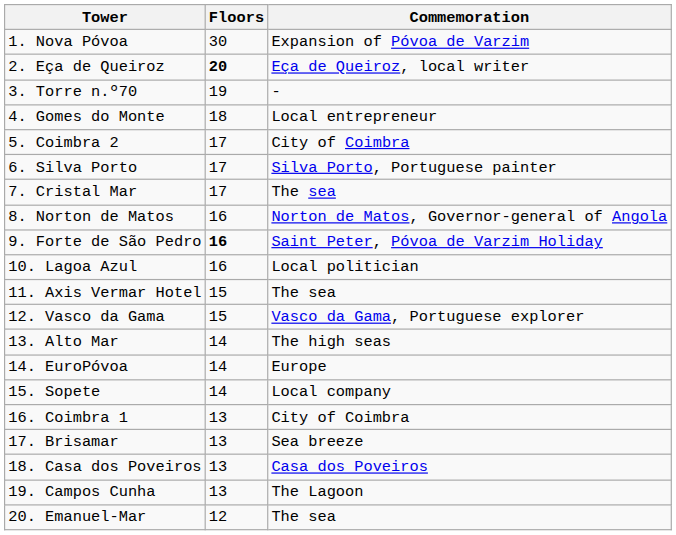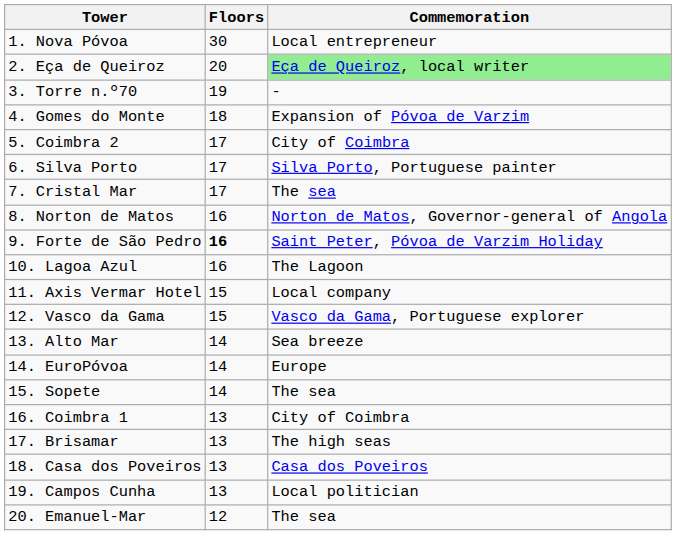(400, 42) Expansion of Póvoa de Varzim -> (354, 42) Local entrepreneur
(218, 67) bold -> (218, 67) normal
(400, 67) no background -> (400, 67) lightgreen background
(354, 117) Local entrepreneur -> (400, 117) Expansion of Póvoa de Varzim
(345, 267) Local politician -> (317, 267) The Lagoon
(304, 292) The sea -> (331, 292) Local company
(331, 342) The high seas -> (317, 342) Sea breeze
(331, 392) Local company -> (304, 392) The sea
(317, 442) Sea breeze -> (331, 442) The high seas
(317, 492) The Lagoon -> (345, 492) Local politician
